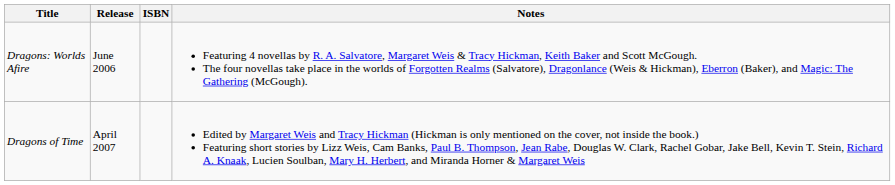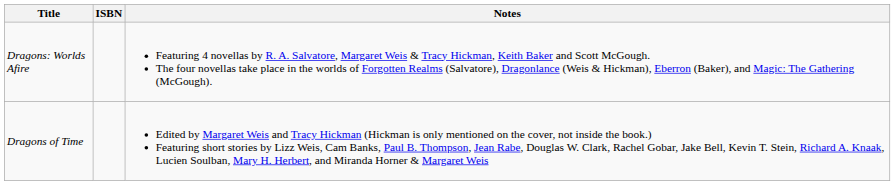- column: (115, 13)
